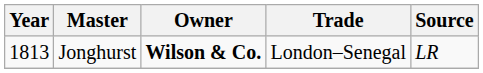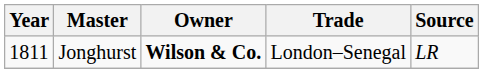(29, 52) 1813 -> (29, 52) 1811
